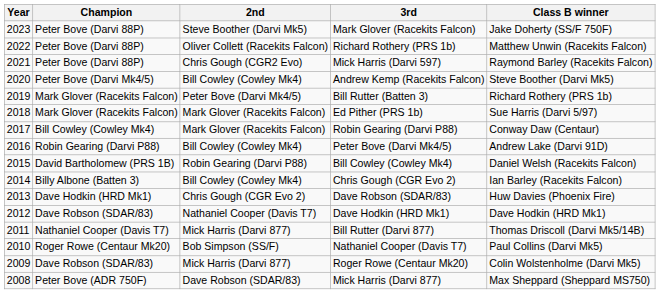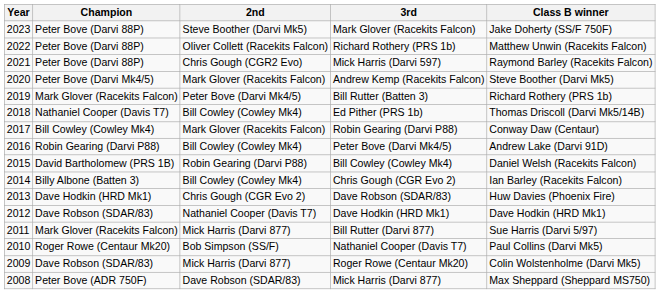(242, 79) Bill Cowley (Cowley Mk4) -> (254, 79) Mark Glover (Racekits Falcon)
(106, 113) Mark Glover (Racekits Falcon) -> (102, 113) Nathaniel Cooper (Davis T7)
(254, 113) Mark Glover (Racekits Falcon) -> (242, 113) Bill Cowley (Cowley Mk4)
(543, 113) Sue Harris (Darvi 5/97) -> (567, 113) Thomas Driscoll (Darvi Mk5/14B)
(102, 230) Nathaniel Cooper (Davis T7) -> (106, 230) Mark Glover (Racekits Falcon)
(567, 230) Thomas Driscoll (Darvi Mk5/14B) -> (543, 230) Sue Harris (Darvi 5/97)
